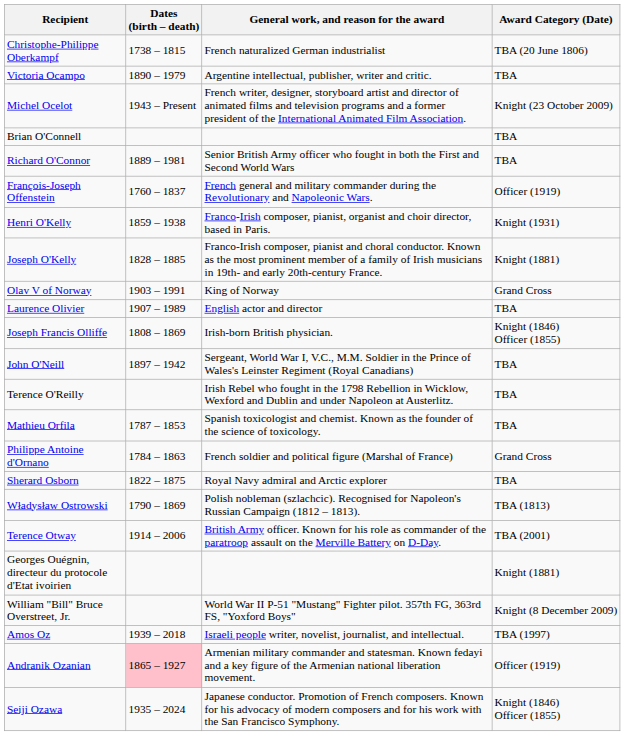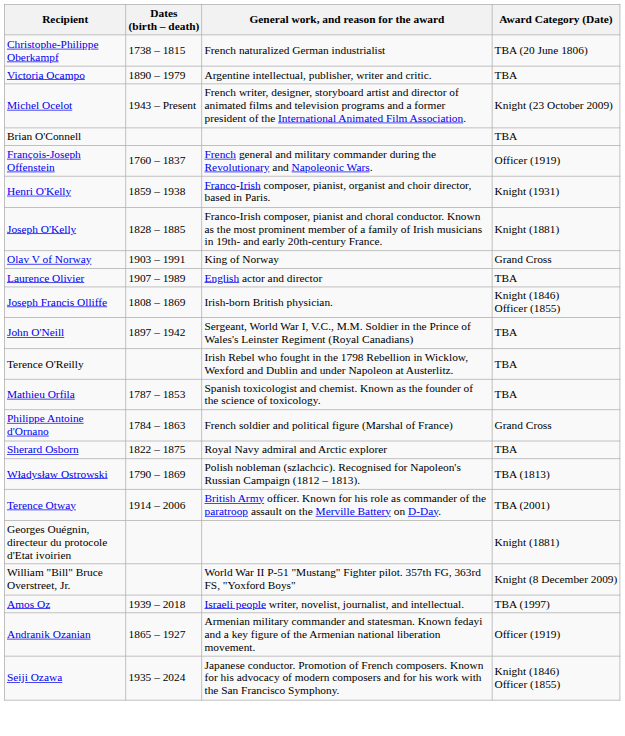- row: (49, 161)
(157, 665) pink background -> (157, 634) no background
